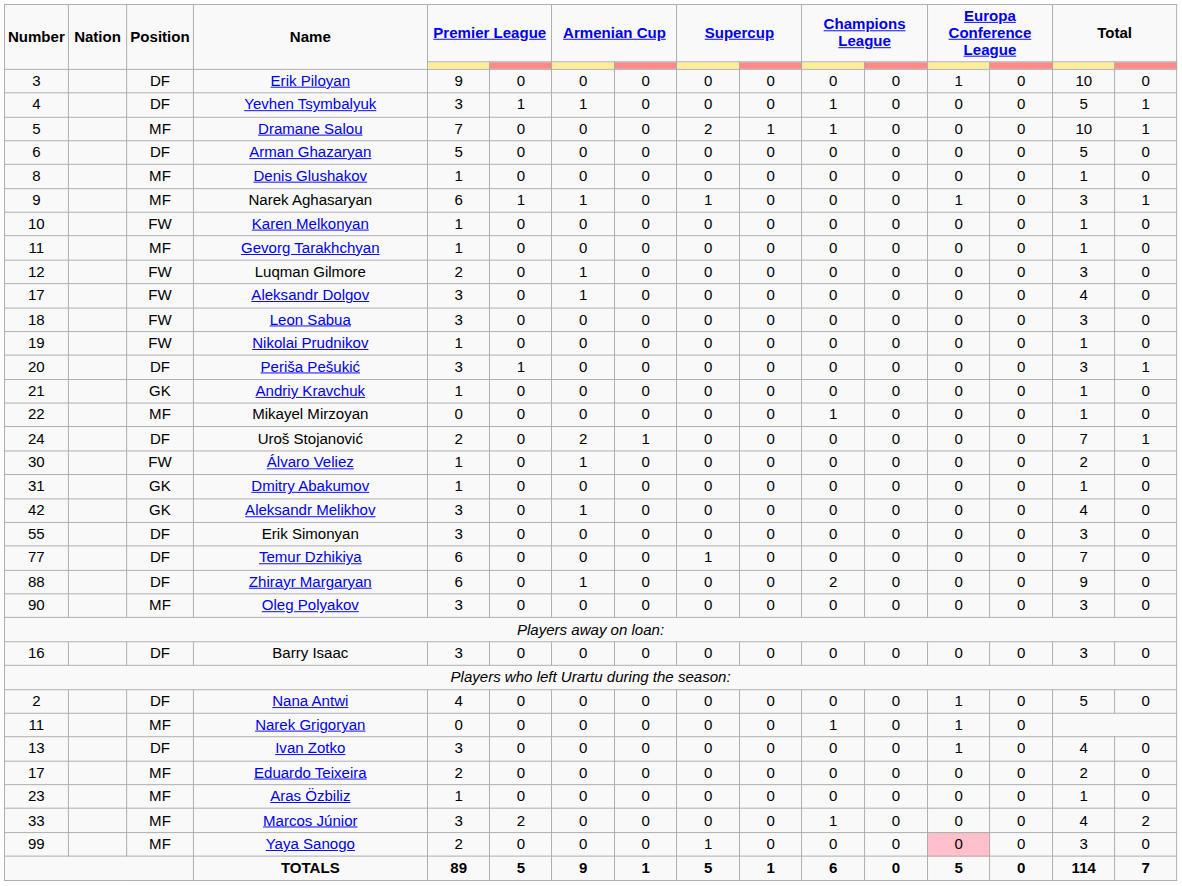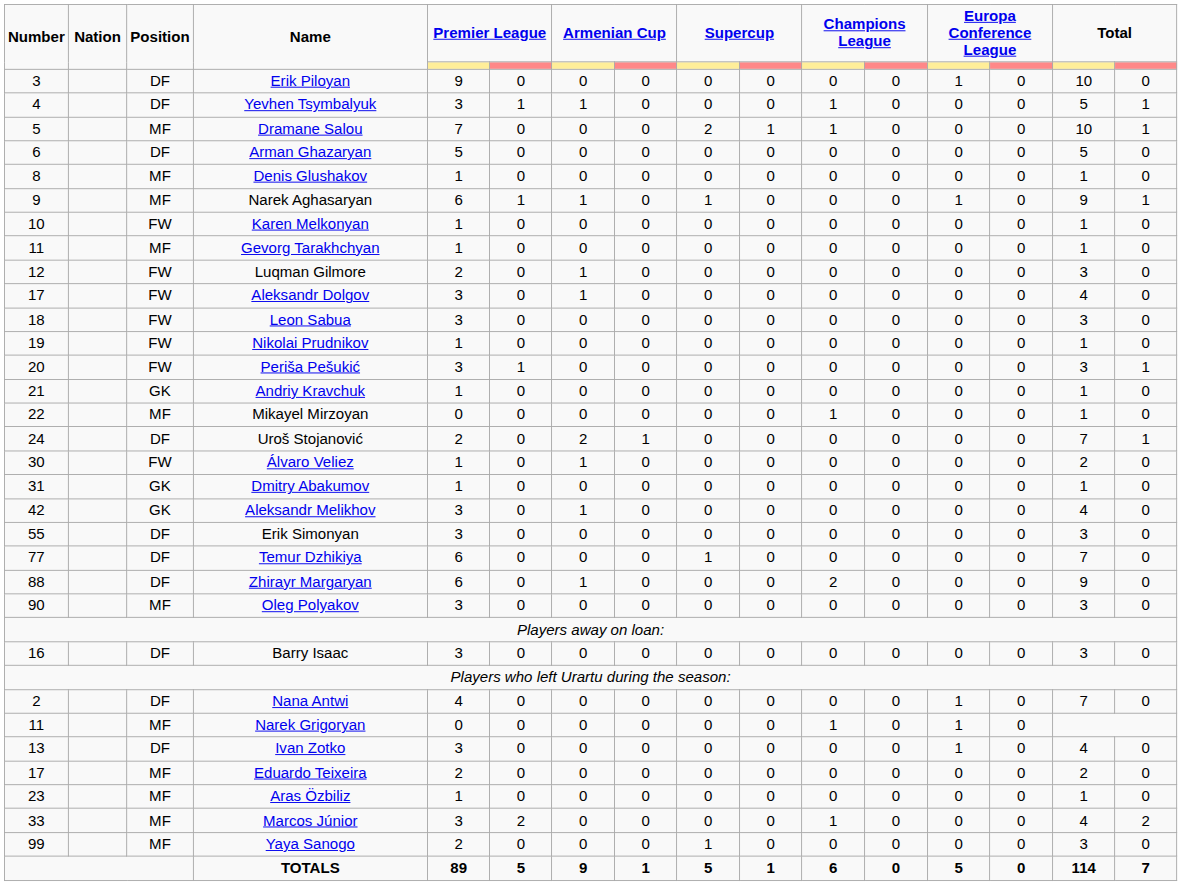(1084, 200) 3 -> (1084, 200) 9
(160, 367) DF -> (160, 367) FW
(1084, 701) 5 -> (1084, 701) 7
(959, 844) pink background -> (959, 844) no background
